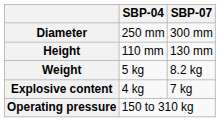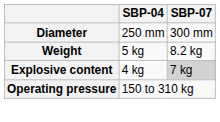- row: (62, 51)
(181, 88) no background -> (181, 70) lightgrey background
